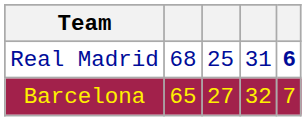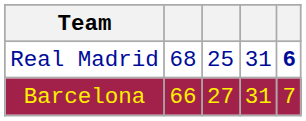(183, 97) 65 -> (183, 97) 66
(258, 97) 32 -> (258, 97) 31
